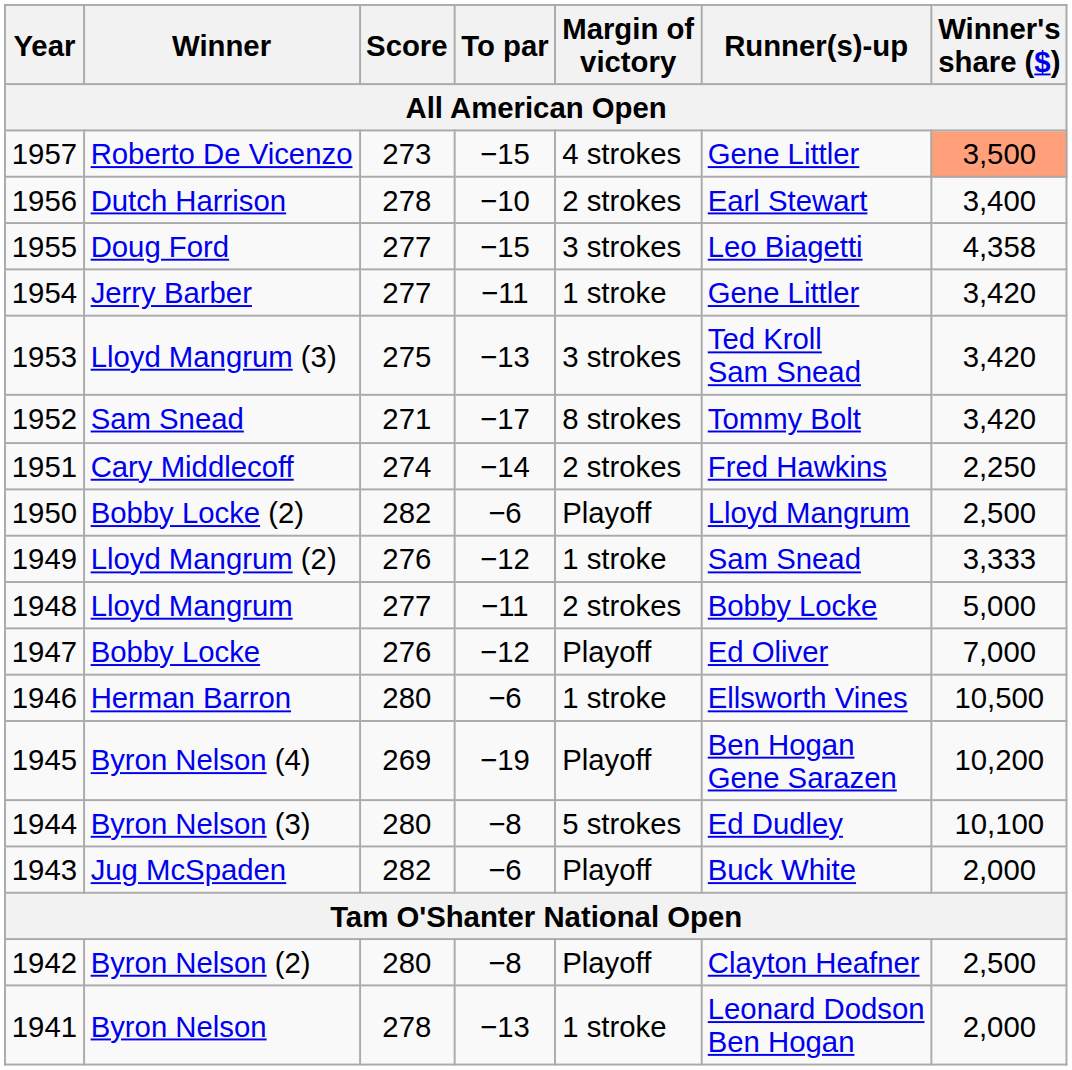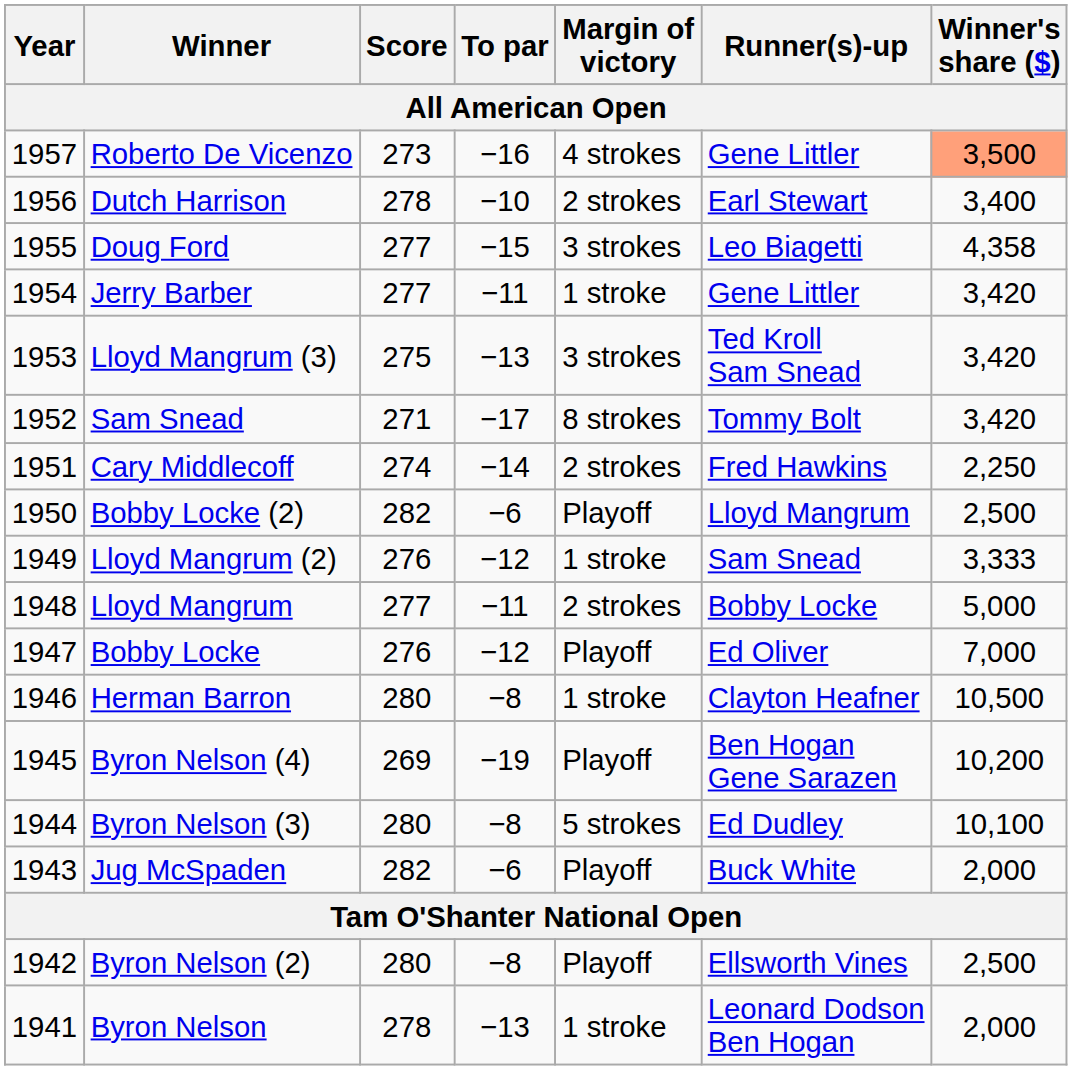(505, 154) −15 -> (505, 154) −16
(505, 698) −6 -> (505, 698) −8
(808, 698) Ellsworth Vines -> (814, 698) Clayton Heafner
(814, 963) Clayton Heafner -> (808, 963) Ellsworth Vines
